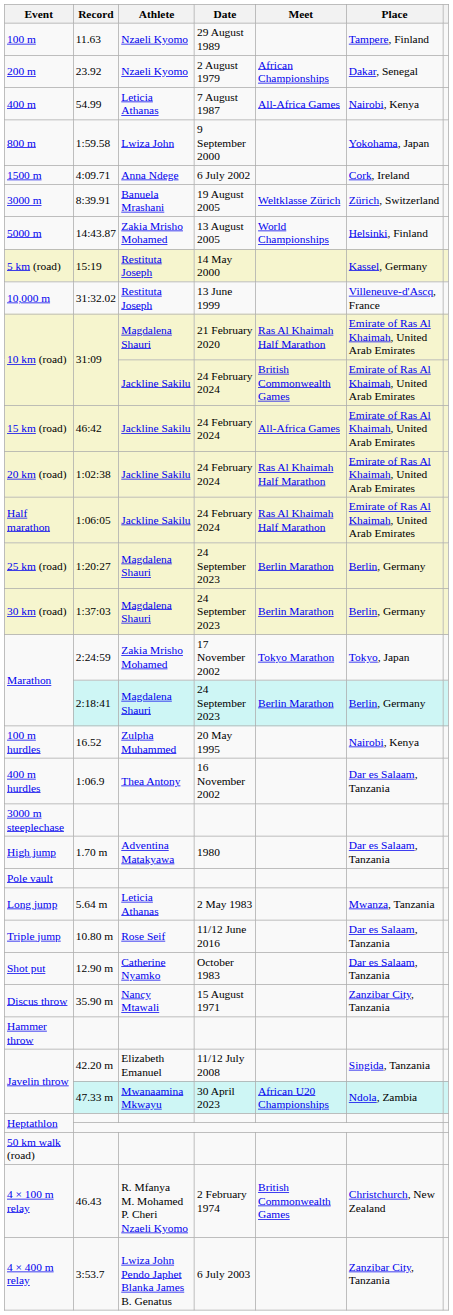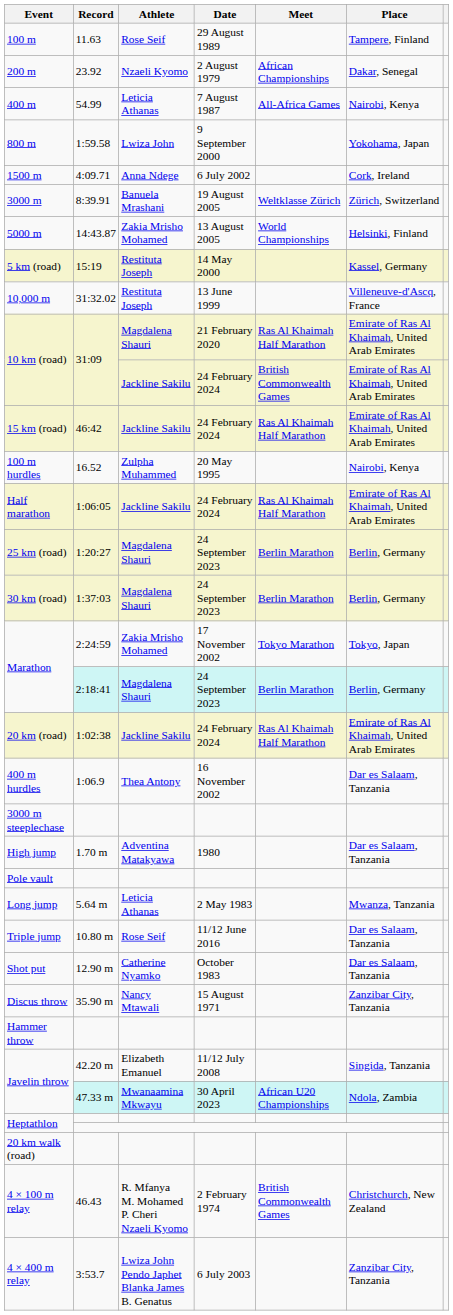(155, 39) Nzaeli Kyomo -> (143, 39) Rose Seif
(299, 428) All-Africa Games -> (296, 428) Ras Al Khaimah Half Marathon
rows swapped: (37, 474) <-> (24, 742)
+ row: (34, 1148)
- row: (34, 1148)
